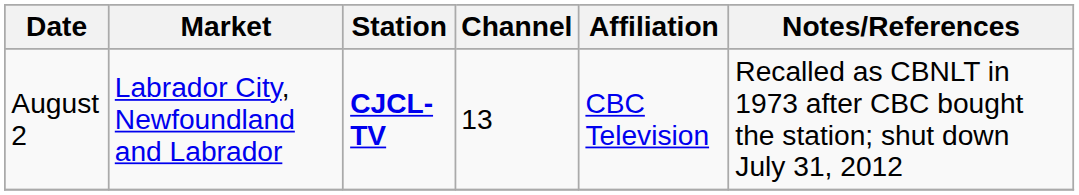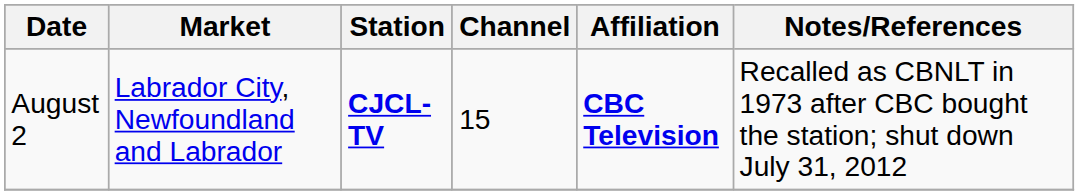(477, 119) 13 -> (475, 119) 15
(647, 119) normal -> (651, 119) bold
